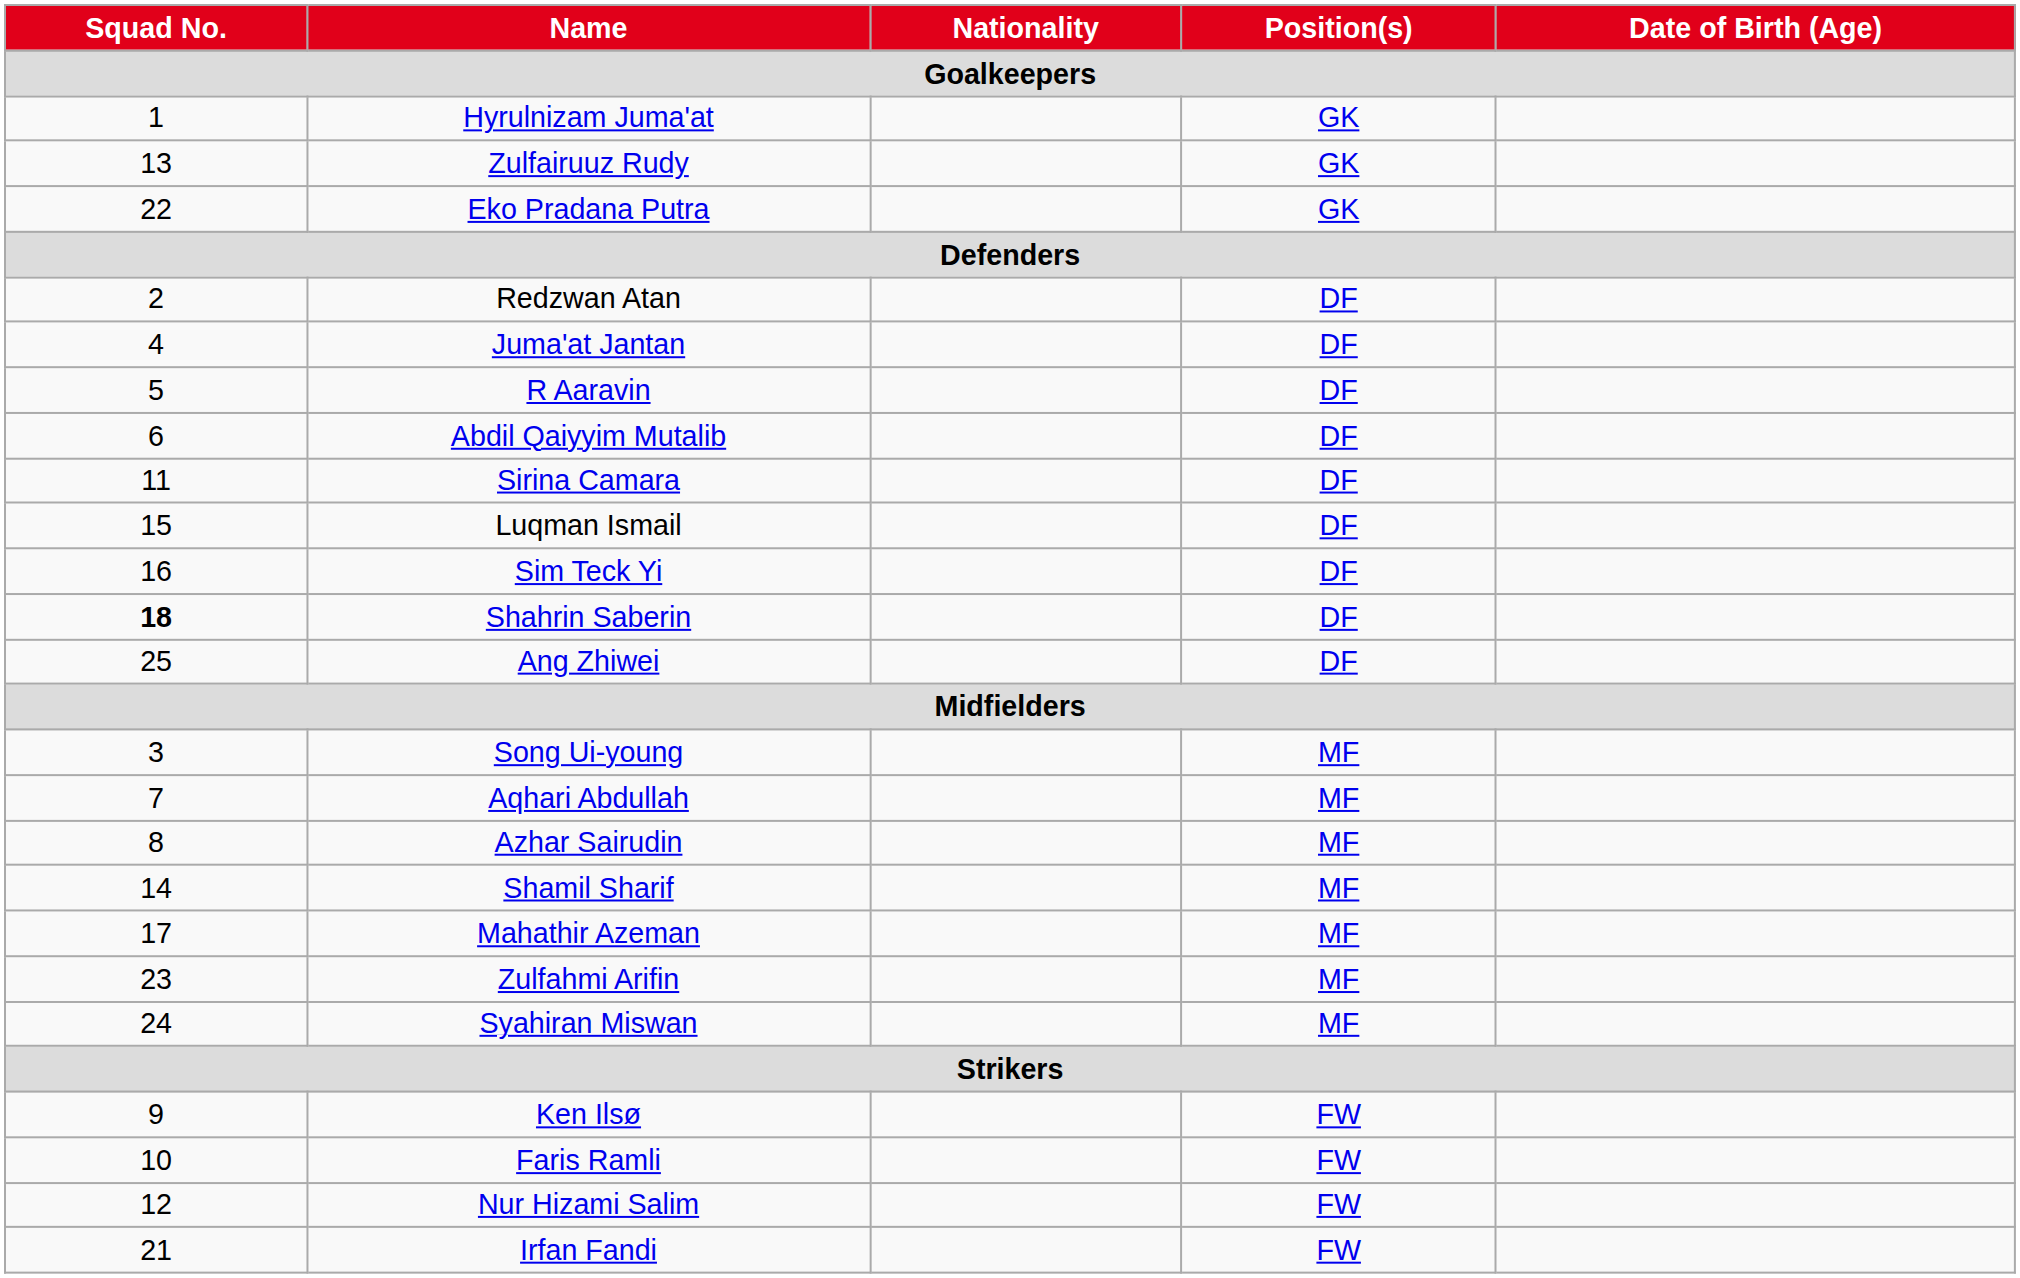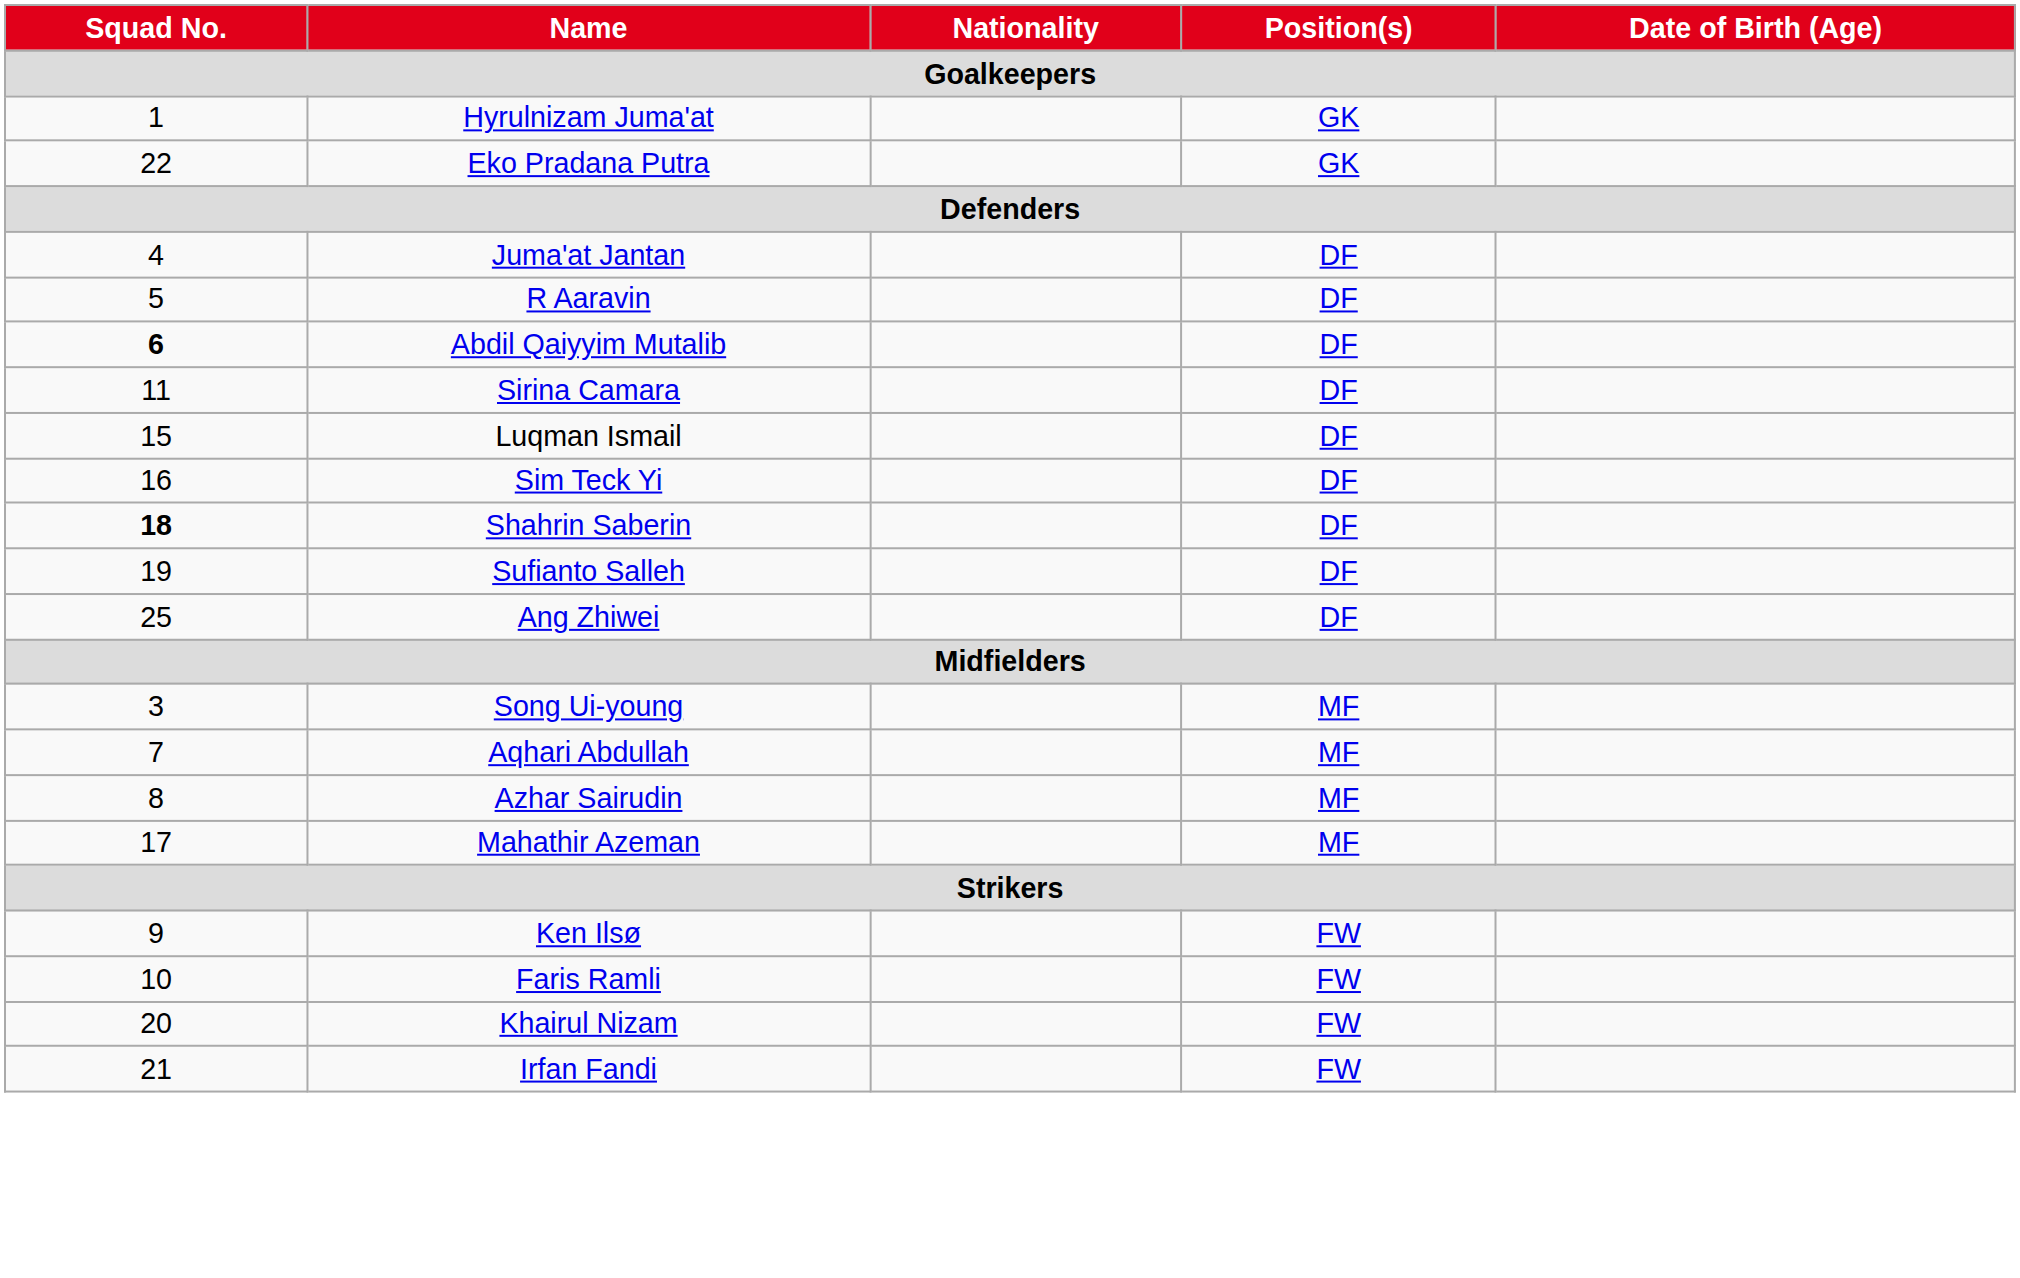- row: (589, 164)
- row: (589, 300)
(156, 435) normal -> (156, 345) bold
+ row: (589, 571)
- row: (589, 888)
- row: (589, 979)
- row: (589, 1024)
- row: (589, 1205)
+ row: (589, 1024)
